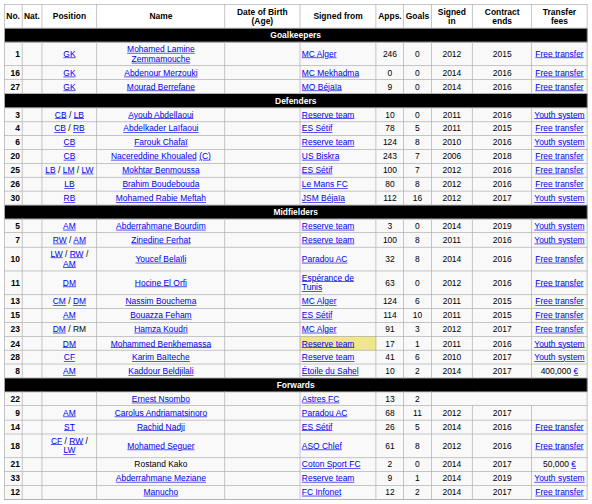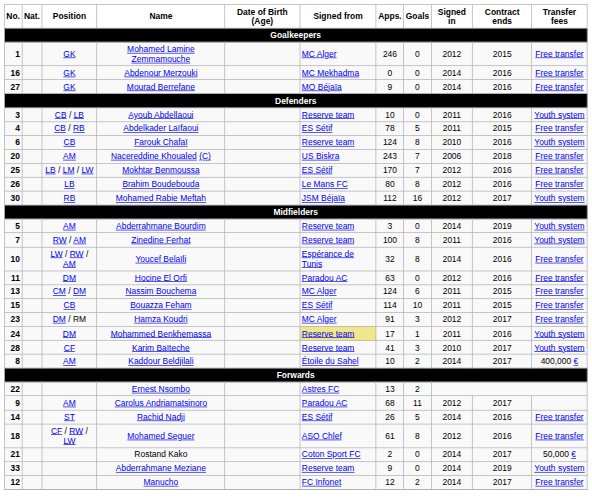(69, 156) CB -> (69, 156) AM
(390, 170) 100 -> (390, 170) 170
(325, 259) Paradou AC -> (328, 259) Espérance de Tunis
(328, 282) Espérance de Tunis -> (325, 277) Paradou AC
(69, 315) AM -> (69, 305) CB
(417, 357) 6 -> (417, 347) 3
(417, 478) 1 -> (417, 468) 0
